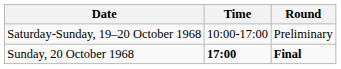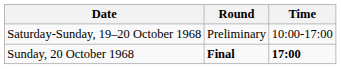columns swapped: (238, 14) <-> (303, 14)
